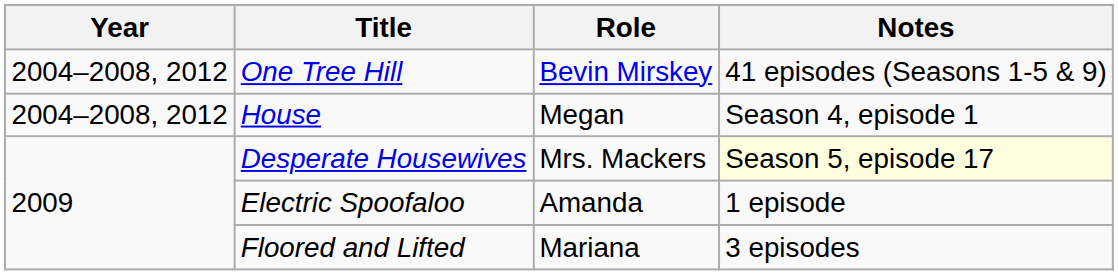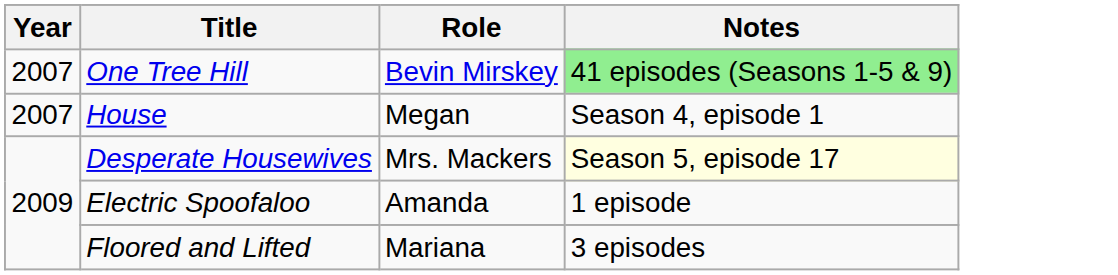(120, 71) 2004–2008, 2012 -> (42, 71) 2007
(916, 71) no background -> (761, 71) lightgreen background
(120, 115) 2004–2008, 2012 -> (42, 115) 2007
